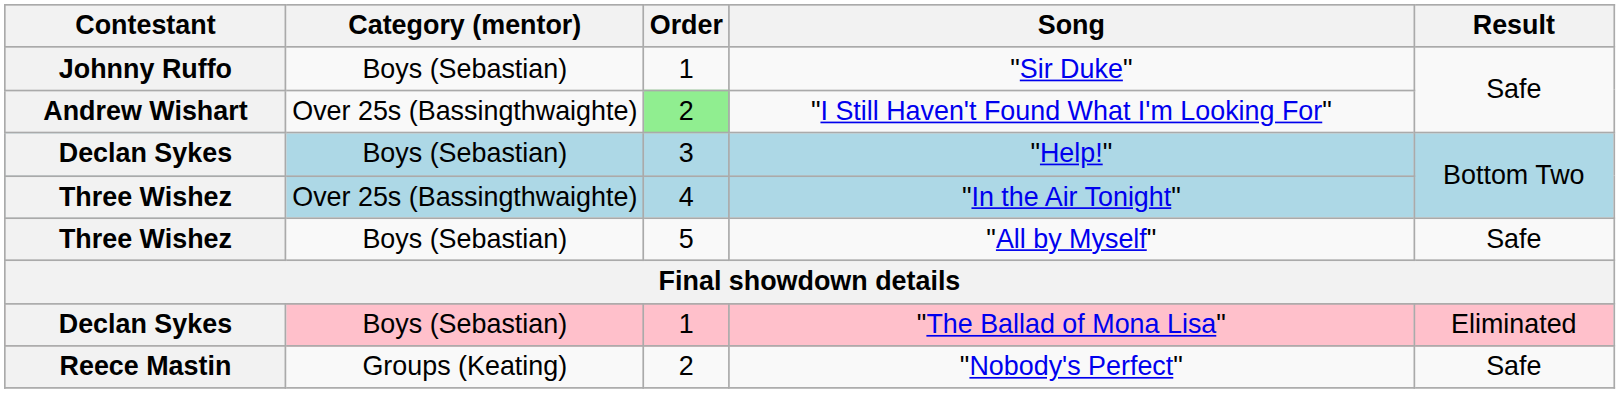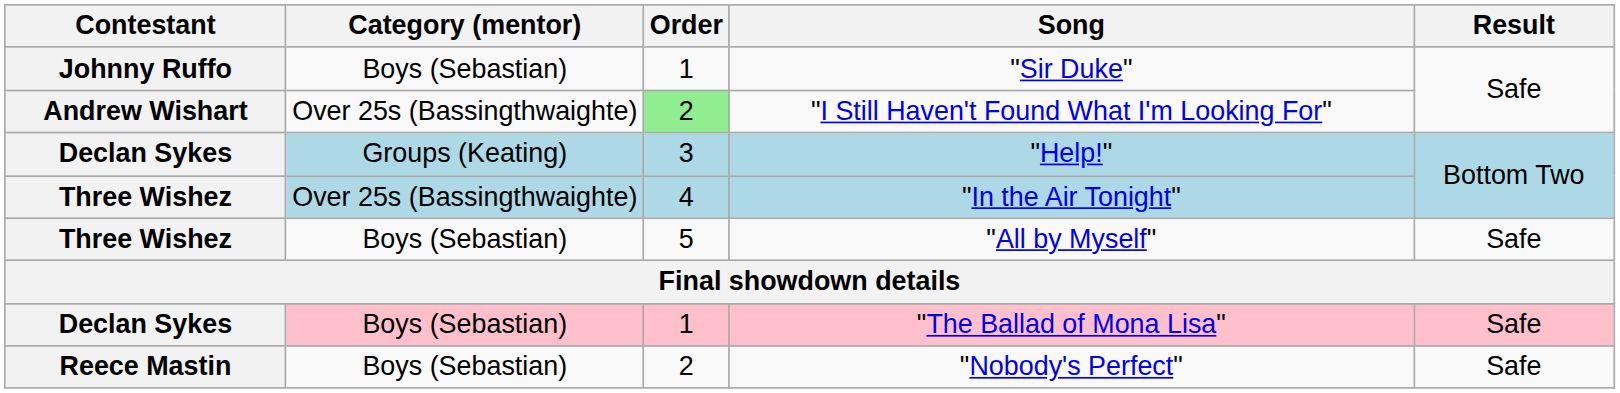(465, 153) Boys (Sebastian) -> (465, 153) Groups (Keating)
(1514, 324) Eliminated -> (1514, 324) Safe
(465, 366) Groups (Keating) -> (465, 366) Boys (Sebastian)
